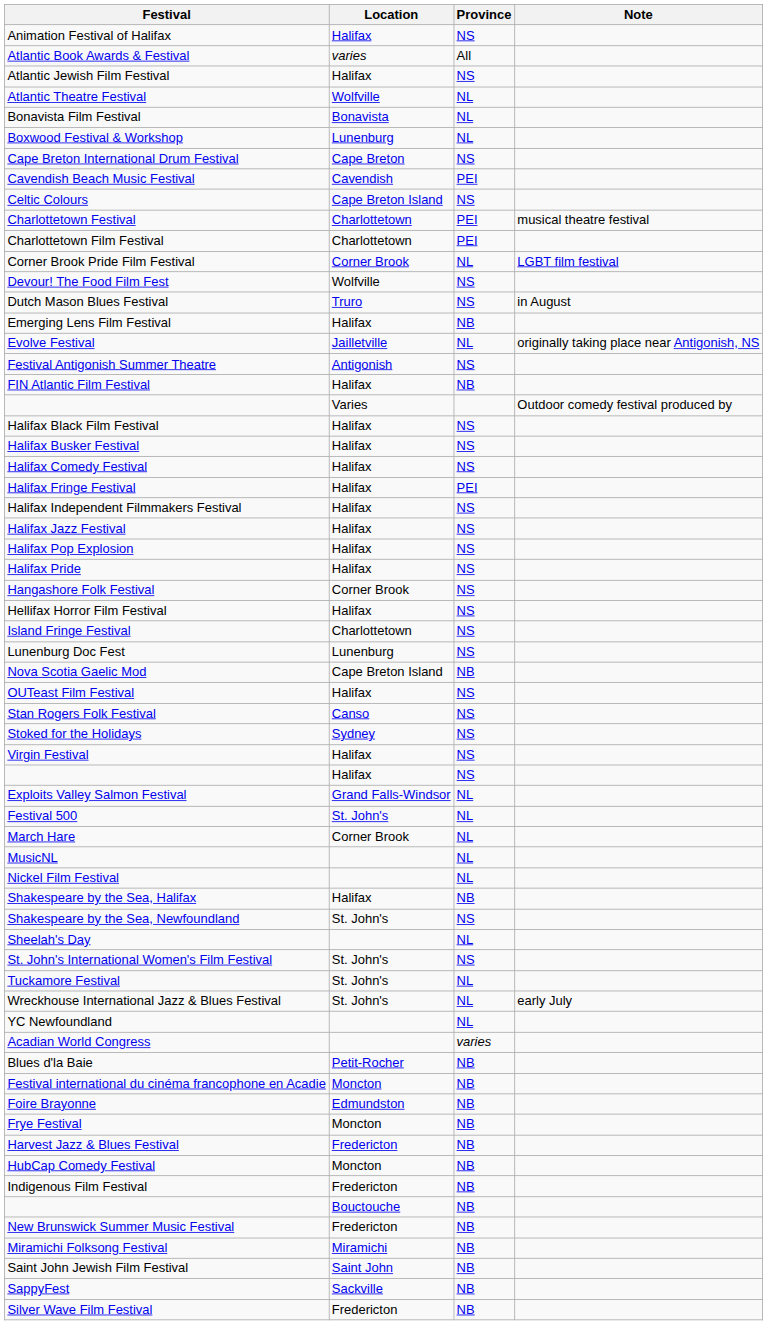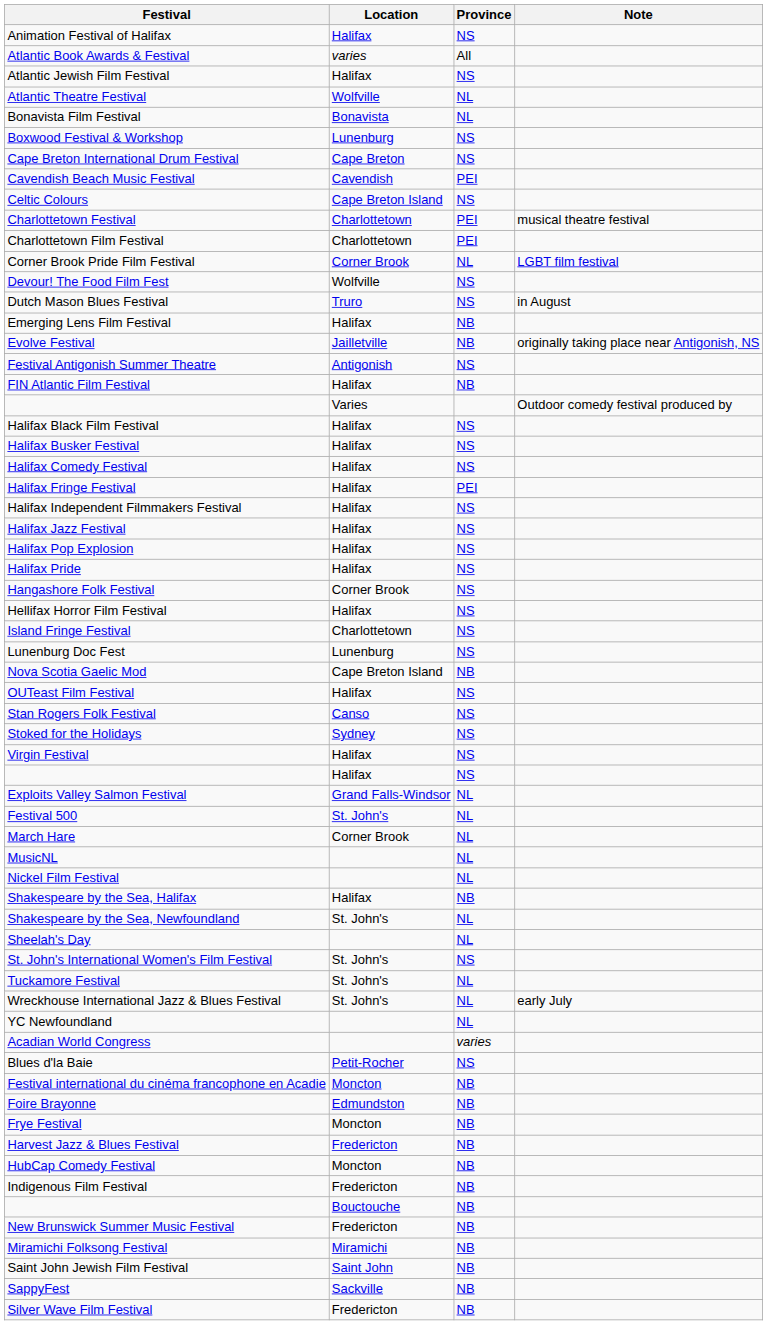(465, 138) NL -> (466, 138) NS
(465, 343) NL -> (466, 343) NB
(466, 919) NS -> (465, 919) NL
(466, 1063) NB -> (466, 1063) NS
